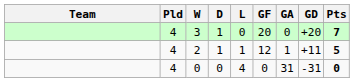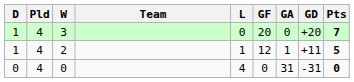columns swapped: (82, 14) <-> (220, 14)
